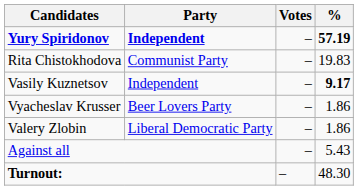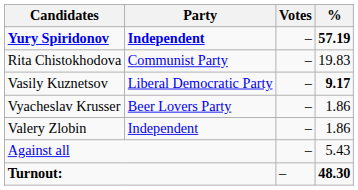(163, 83) Independent -> (200, 83) Liberal Democratic Party
(200, 128) Liberal Democratic Party -> (163, 128) Independent
(334, 173) normal -> (334, 173) bold
